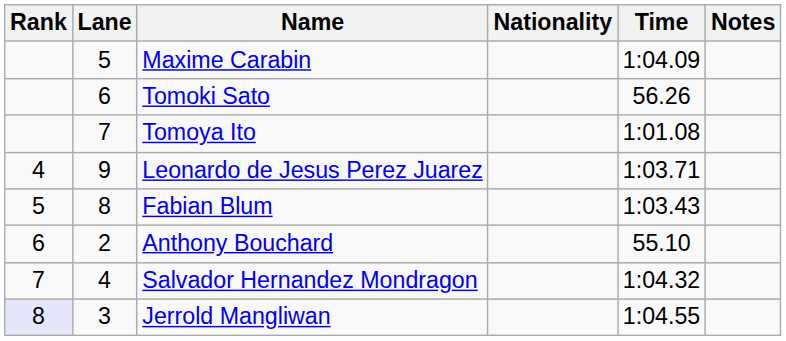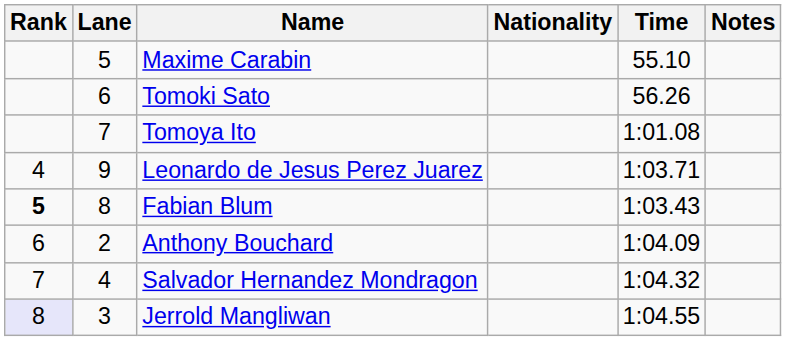(662, 59) 1:04.09 -> (662, 59) 55.10
(38, 206) normal -> (38, 206) bold
(662, 243) 55.10 -> (662, 243) 1:04.09
